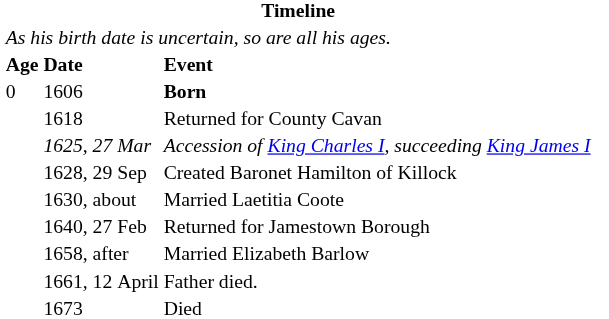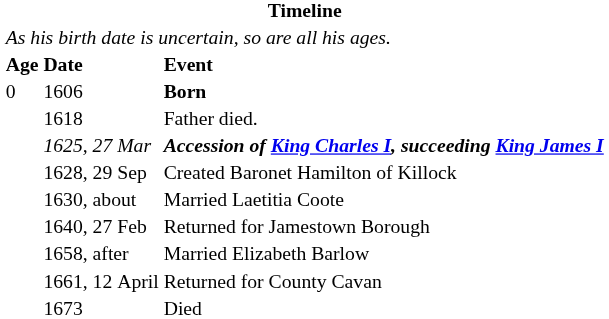(273, 118) Returned for County Cavan -> (211, 118) Father died.
(377, 145) normal -> (384, 145) bold
(211, 281) Father died. -> (273, 281) Returned for County Cavan
